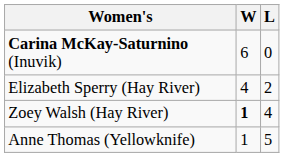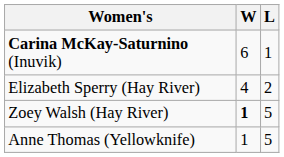(268, 52) 0 -> (268, 52) 1
(268, 113) 4 -> (268, 113) 5
